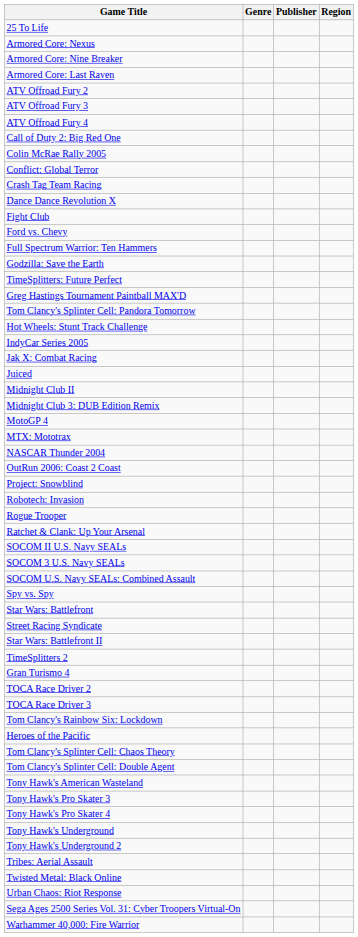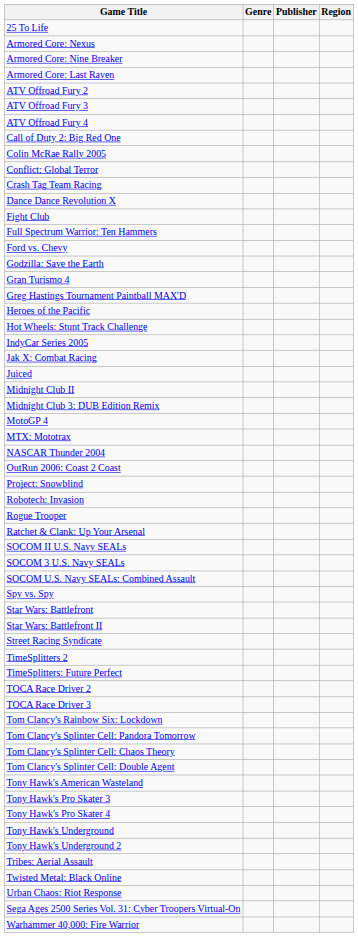rows swapped: (37, 232) <-> (82, 248)
rows swapped: (38, 673) <-> (64, 279)
rows swapped: (48, 736) <-> (101, 311)
rows swapped: (54, 641) <-> (54, 625)
